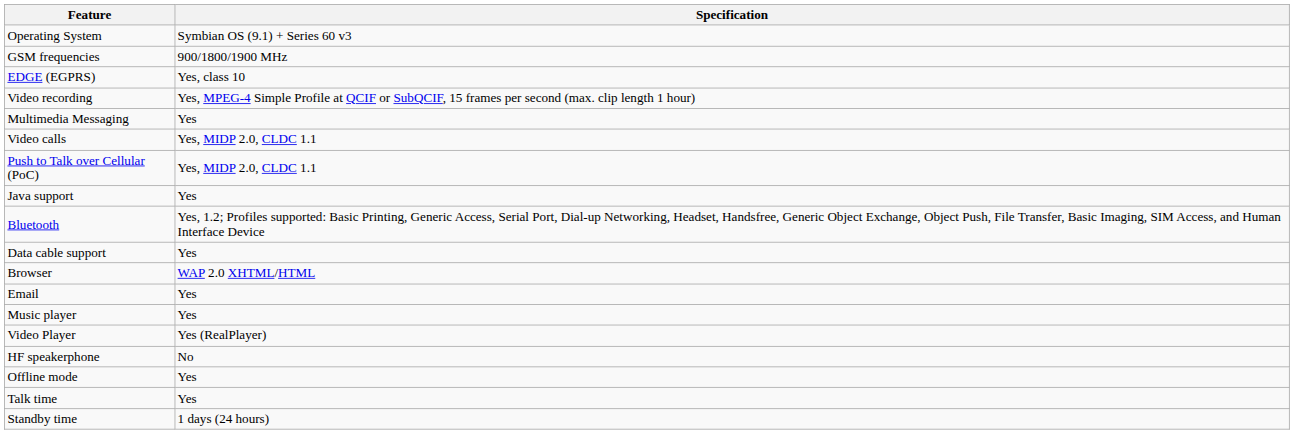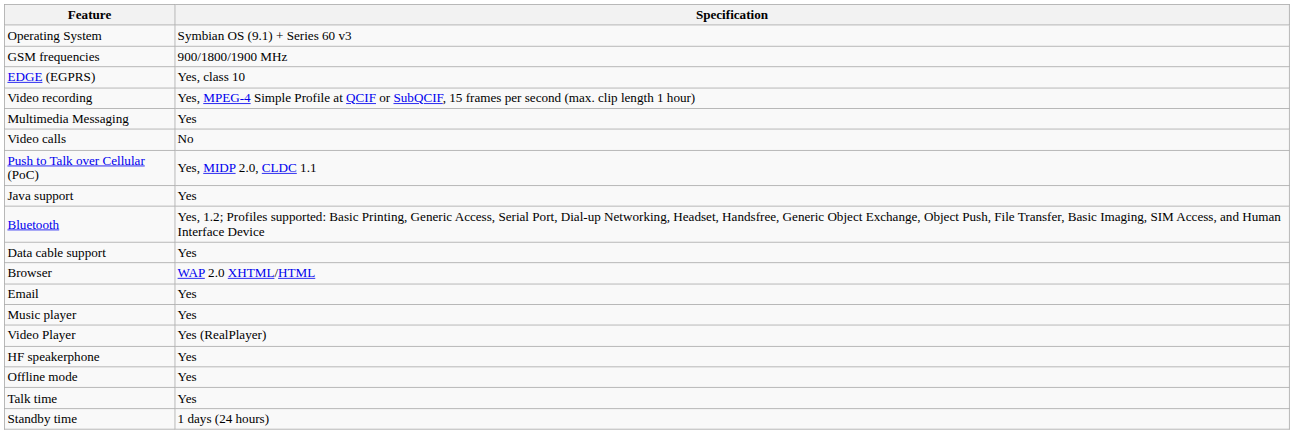(247, 139) Yes, MIDP 2.0, CLDC 1.1 -> (186, 139) No
(186, 356) No -> (187, 356) Yes
